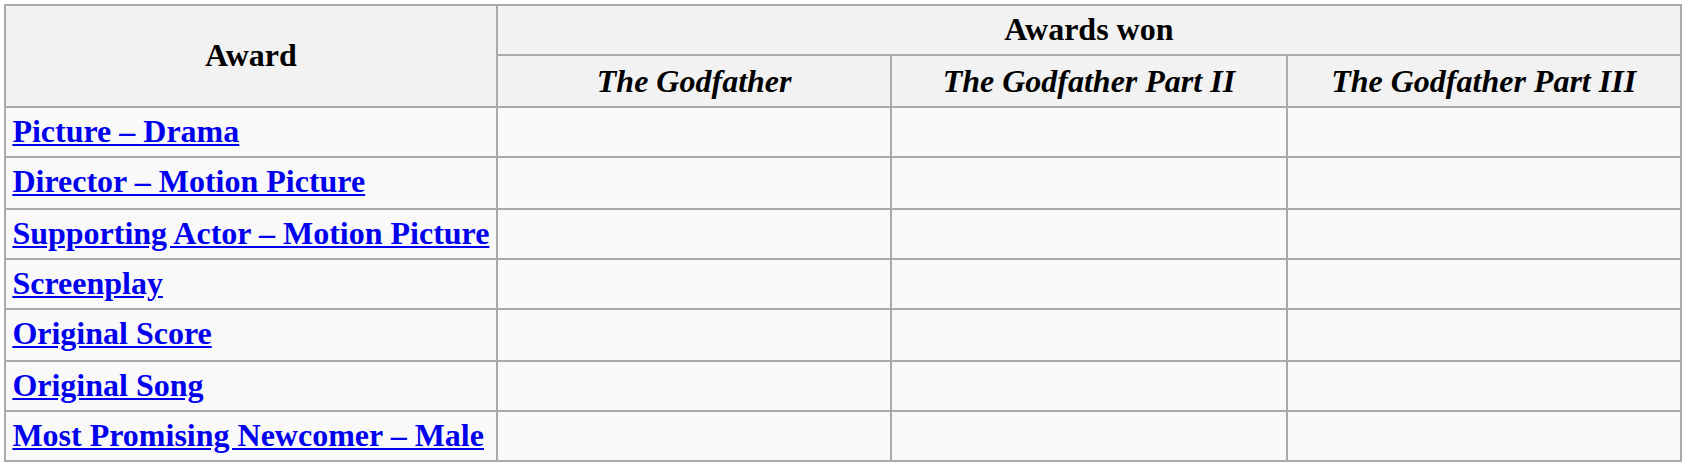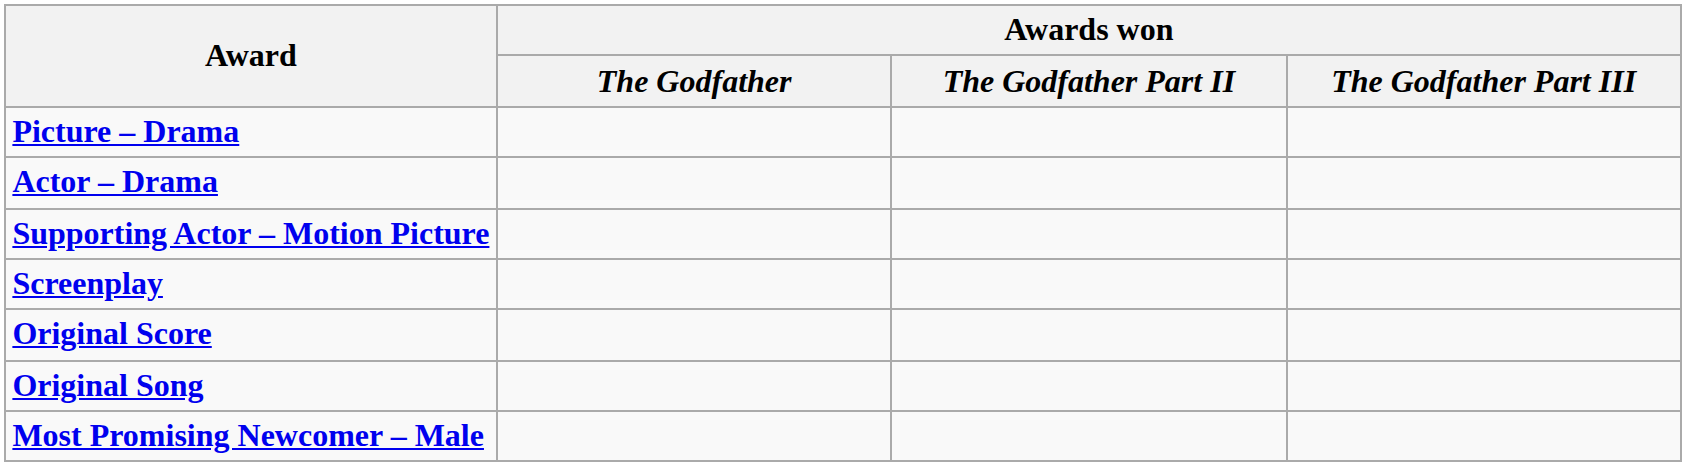- row: (189, 182)
+ row: (115, 182)
